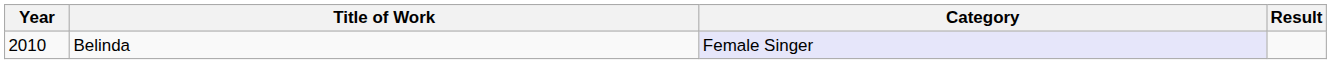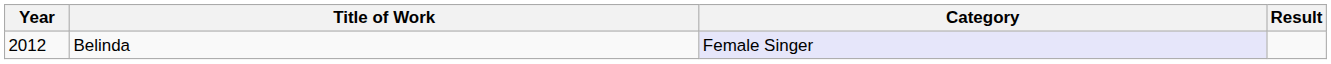(27, 44) 2010 -> (27, 44) 2012
